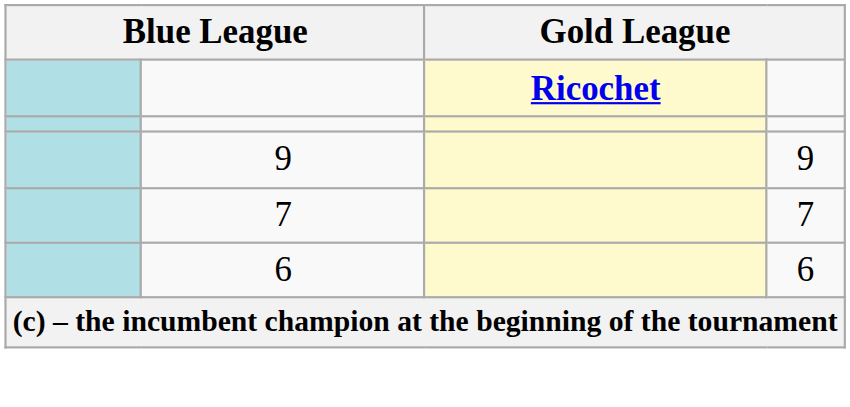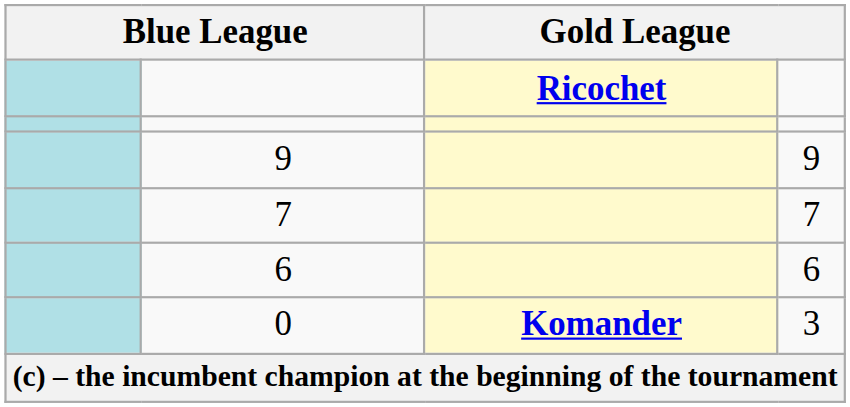+ row: (283, 324)
